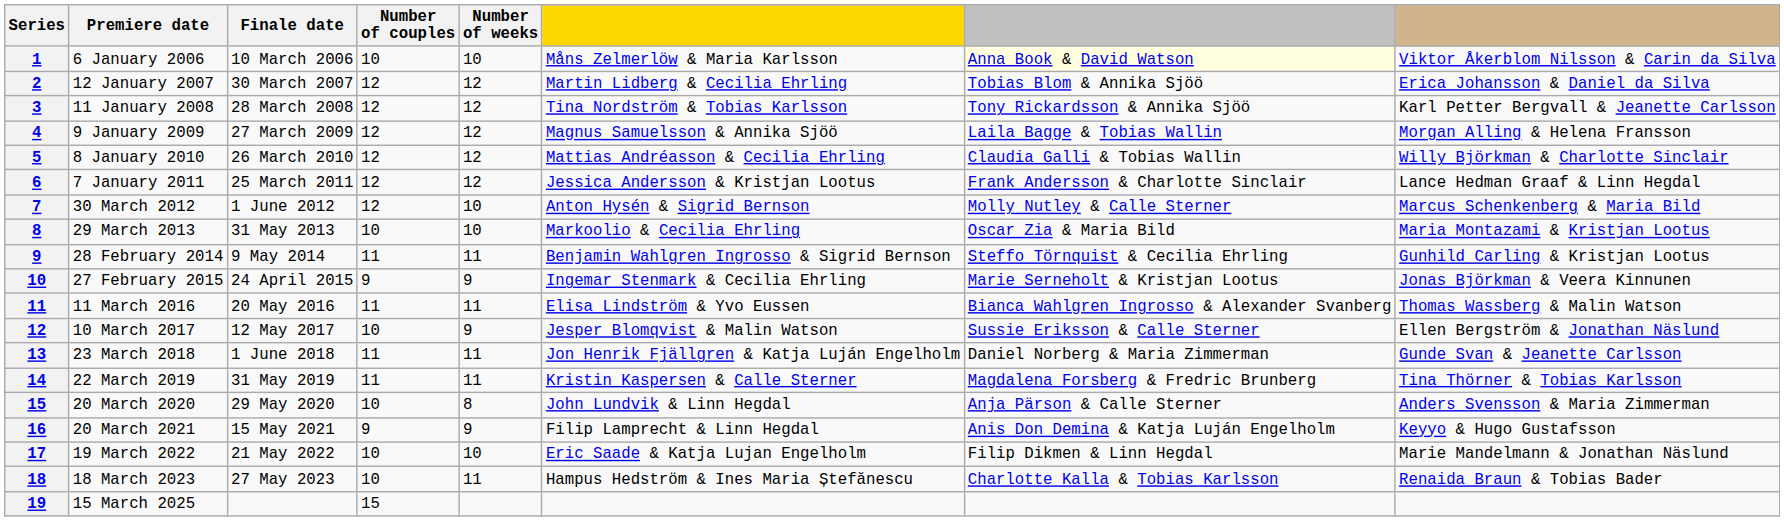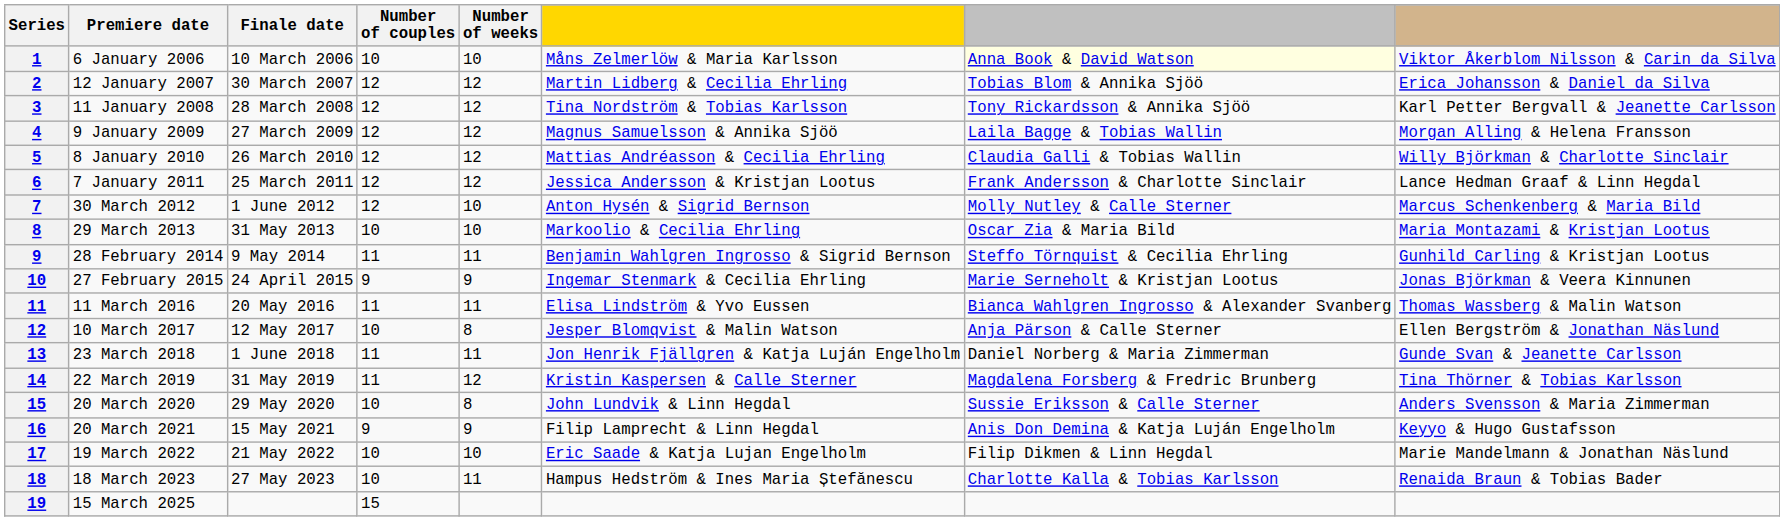(468, 331) 9 -> (468, 331) 8
(1114, 331) Sussie Eriksson & Calle Sterner -> (1095, 331) Anja Pärson & Calle Sterner
(472, 380) 11 -> (472, 380) 12
(1095, 405) Anja Pärson & Calle Sterner -> (1114, 405) Sussie Eriksson & Calle Sterner
